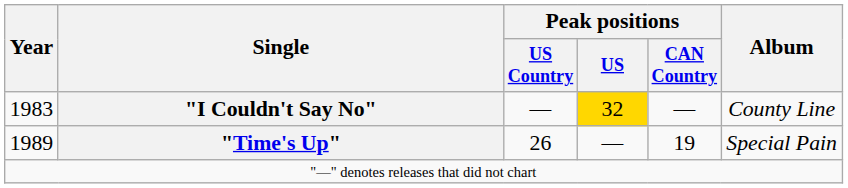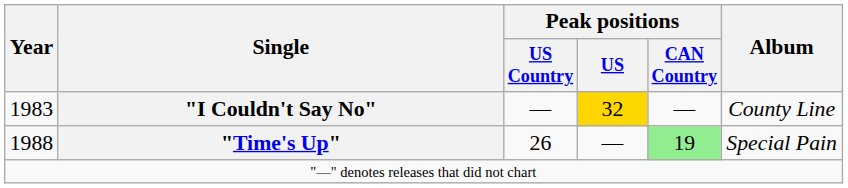(31, 142) 1989 -> (31, 142) 1988
(684, 142) no background -> (684, 142) lightgreen background
